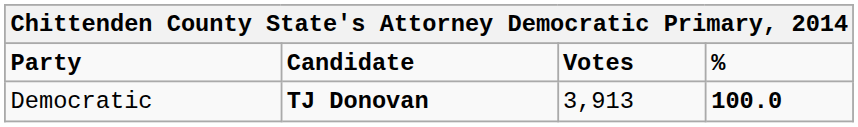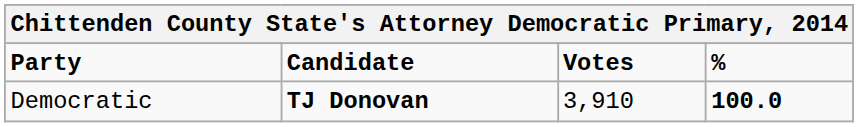(598, 101) 3,913 -> (598, 101) 3,910
